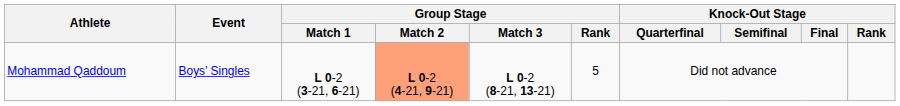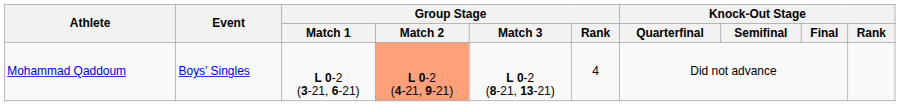(596, 72) 5 -> (596, 72) 4
